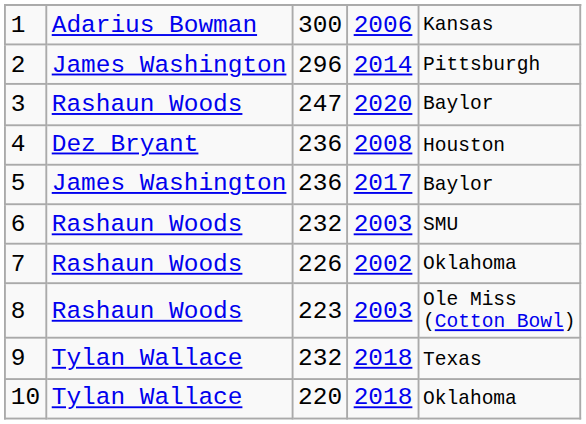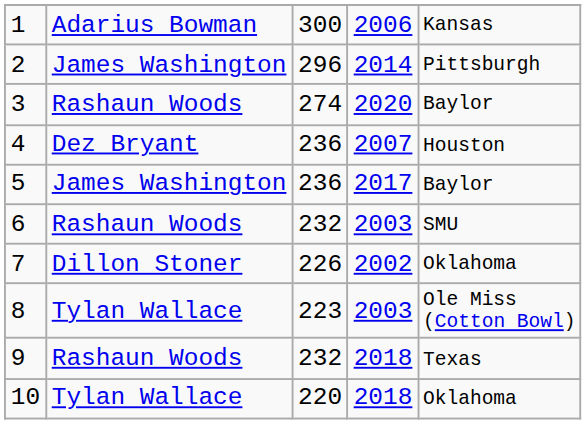(320, 105) 247 -> (320, 105) 274
(383, 144) 2008 -> (383, 144) 2007
(147, 264) Rashaun Woods -> (147, 264) Dillon Stoner
(147, 311) Rashaun Woods -> (147, 311) Tylan Wallace
(147, 358) Tylan Wallace -> (147, 358) Rashaun Woods
